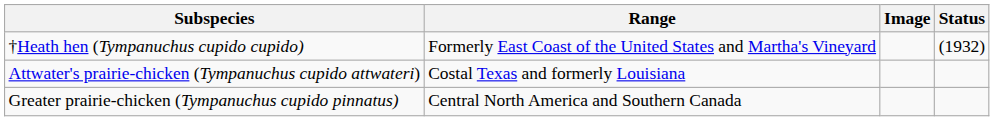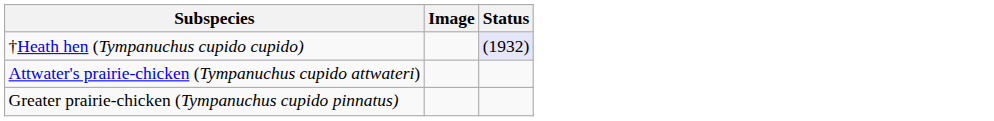- column: (652, 18)
(962, 45) no background -> (506, 45) lavender background
